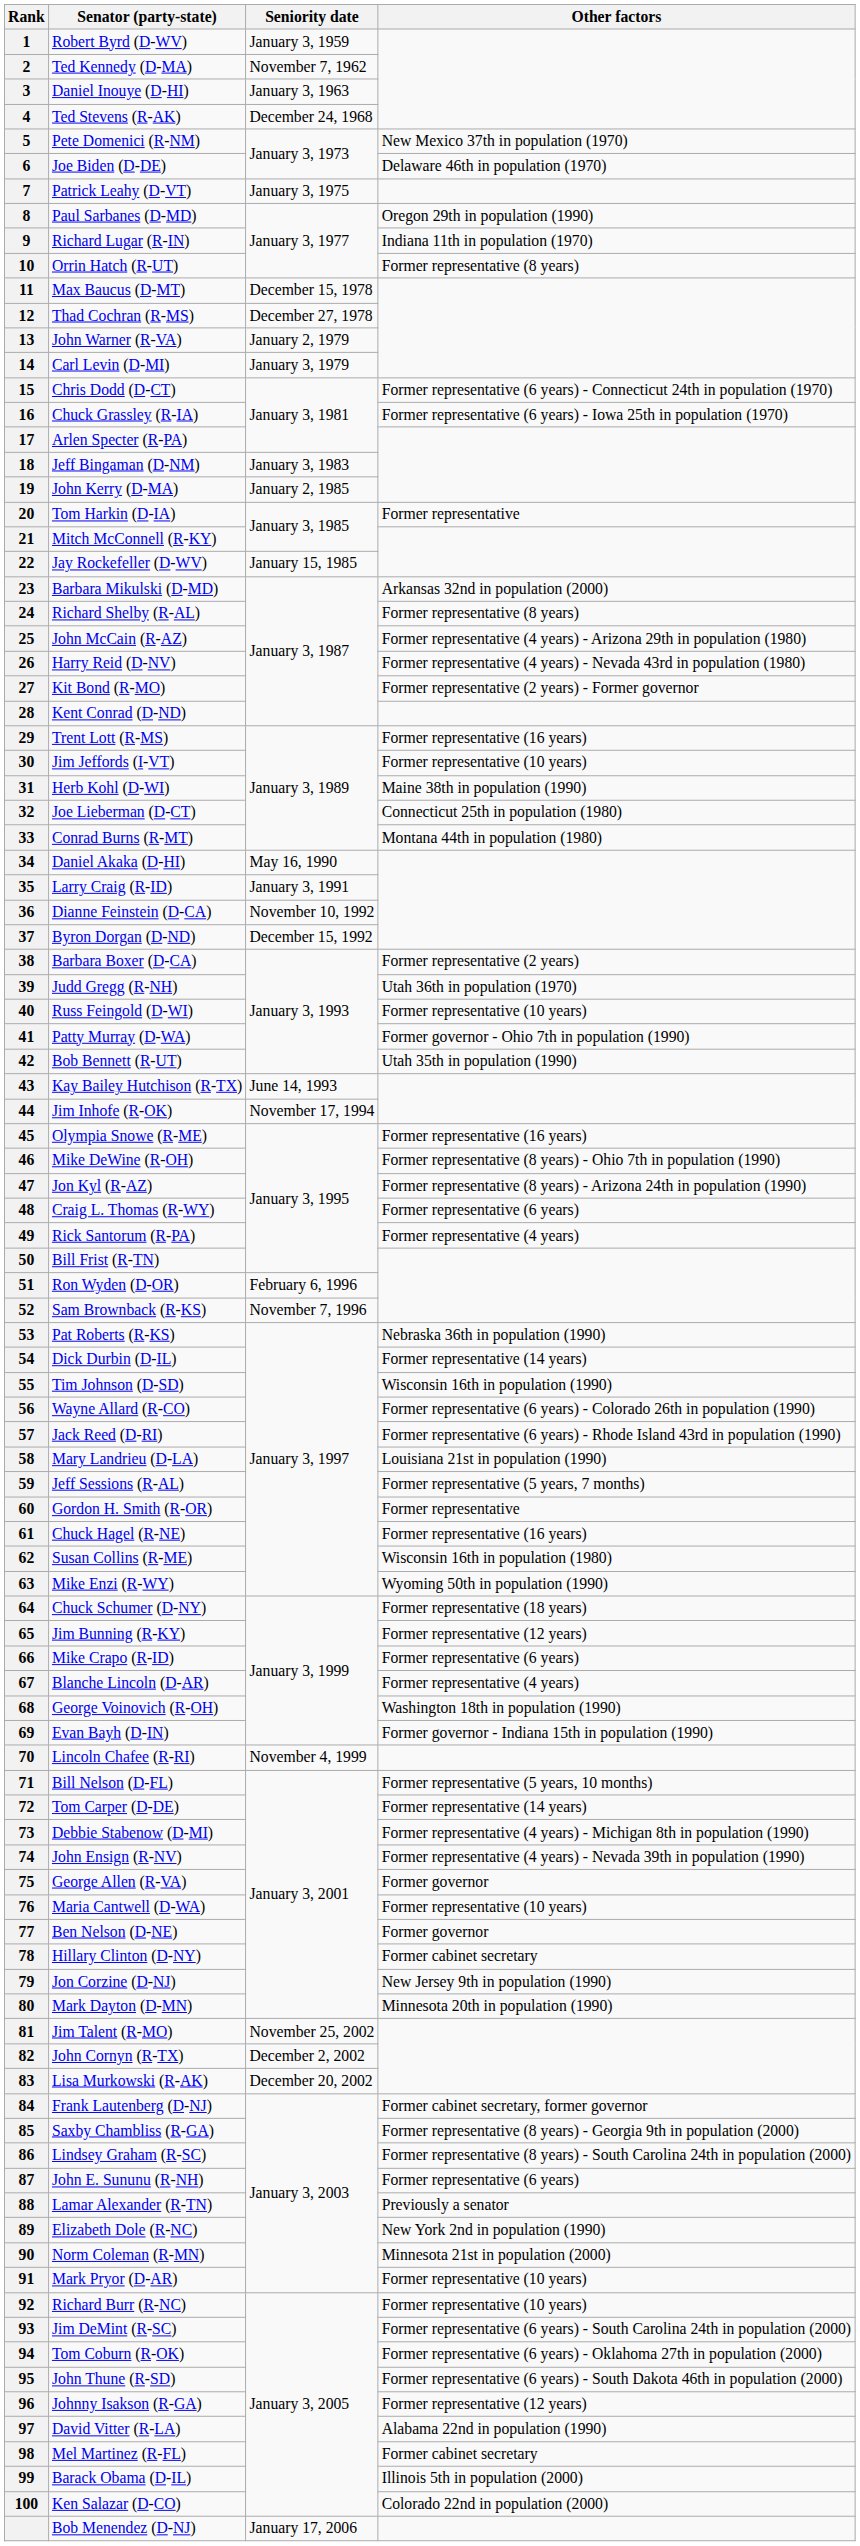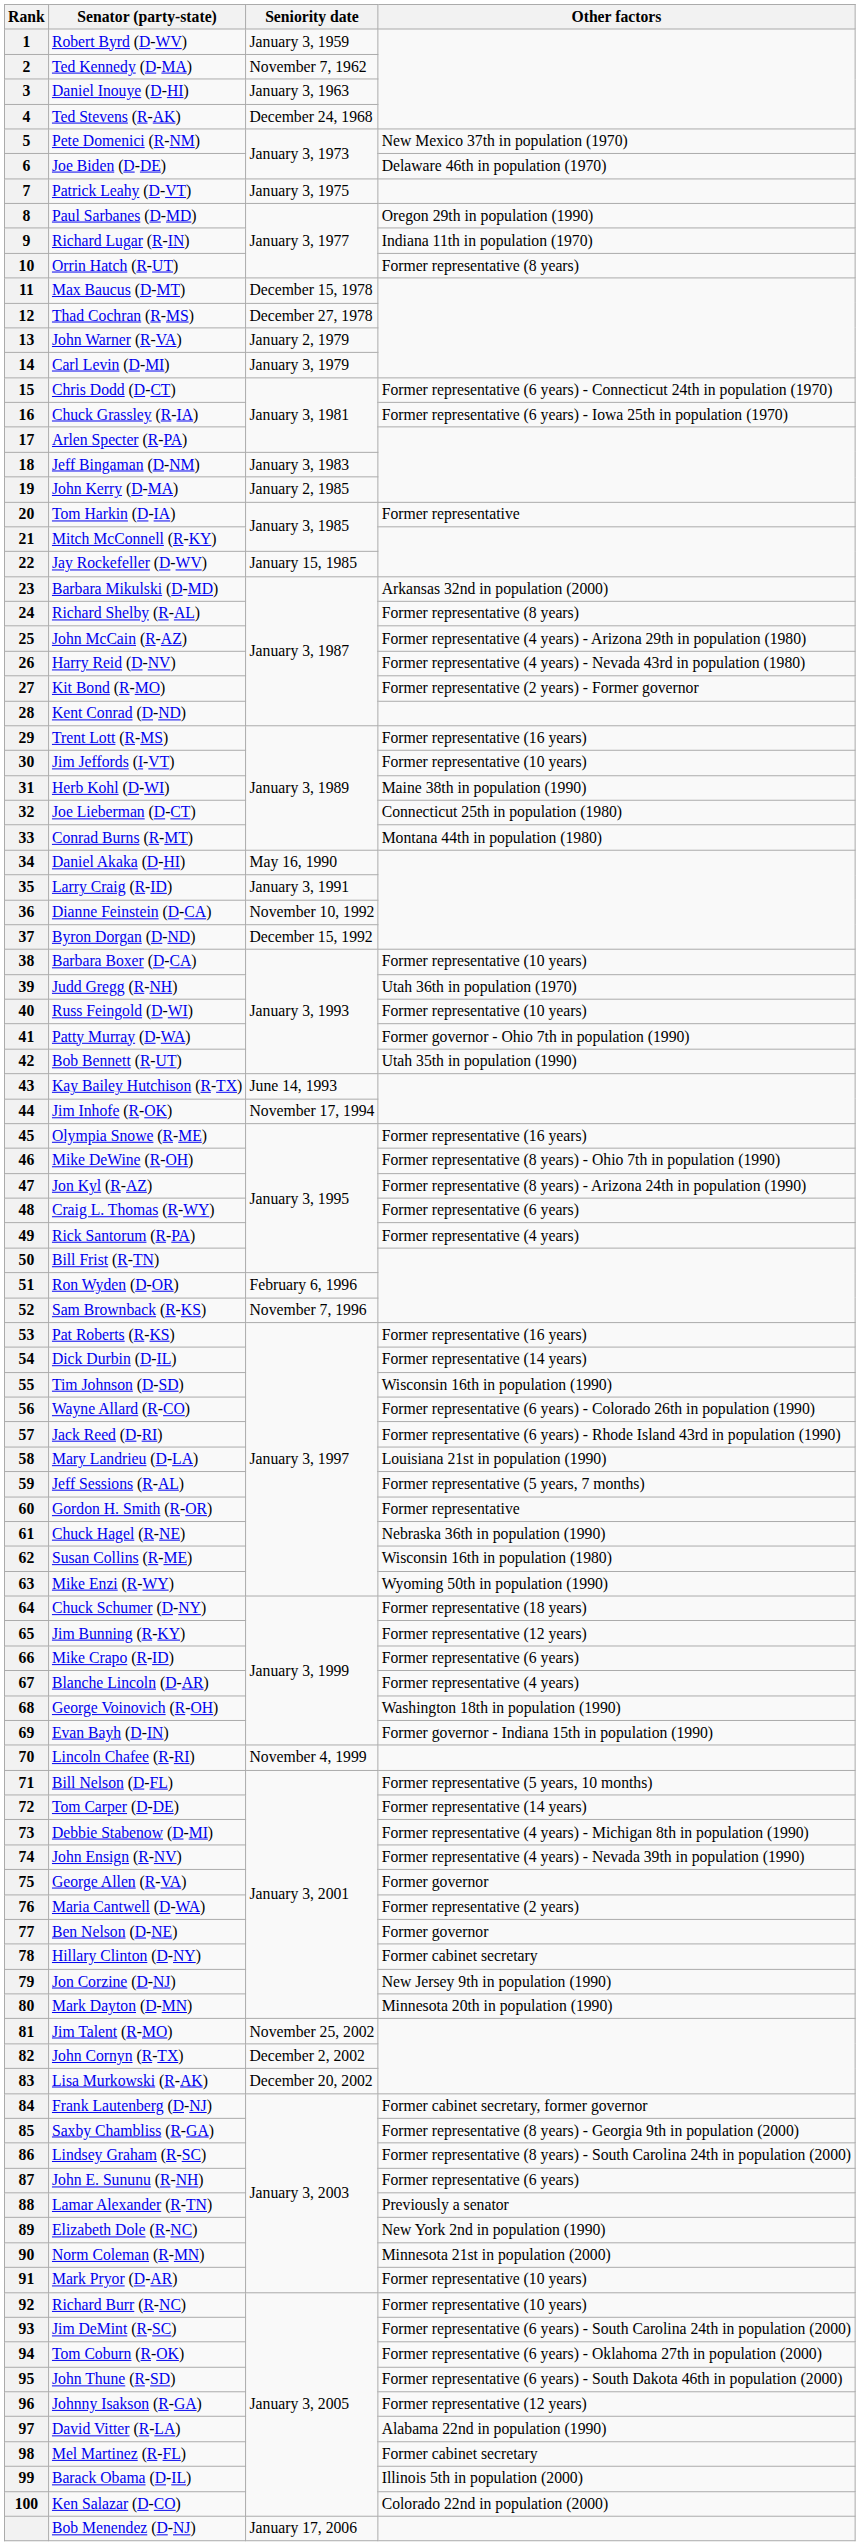(480, 961) Former representative (2 years) -> (484, 961) Former representative (10 years)
(494, 1334) Nebraska 36th in population (1990) -> (484, 1334) Former representative (16 years)
(484, 1533) Former representative (16 years) -> (494, 1533) Nebraska 36th in population (1990)
(484, 1906) Former representative (10 years) -> (480, 1906) Former representative (2 years)
